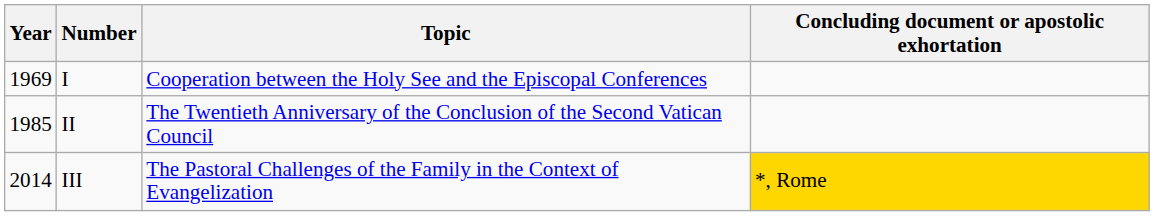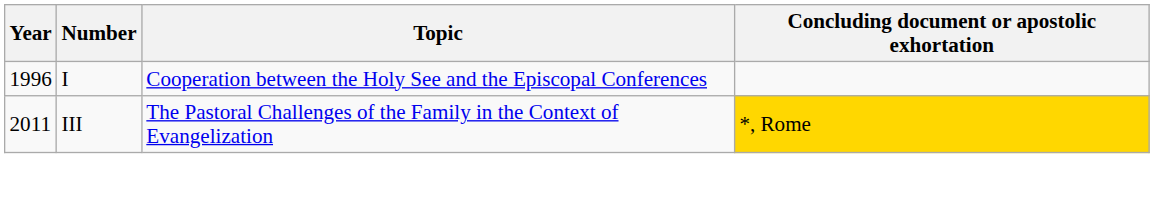(31, 78) 1969 -> (31, 78) 1996
- row: (69, 123)
(31, 181) 2014 -> (30, 123) 2011
